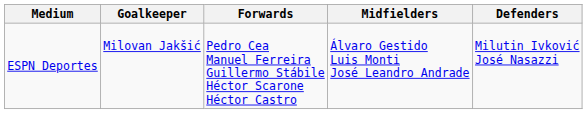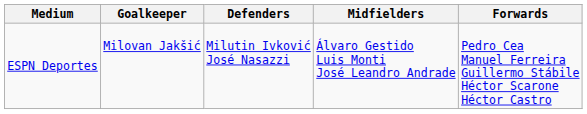columns swapped: (527, 14) <-> (266, 14)
